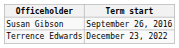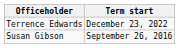rows swapped: (35, 24) <-> (44, 37)
